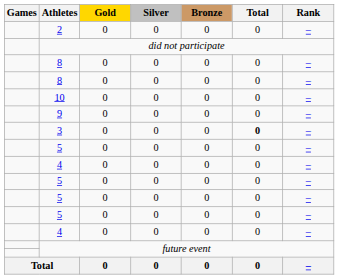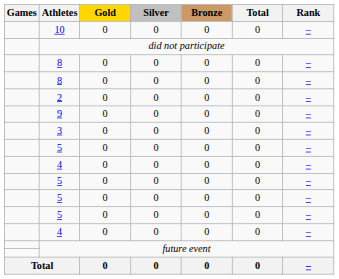rows swapped: (60, 30) <-> (60, 97)
(258, 131) bold -> (258, 131) normal
